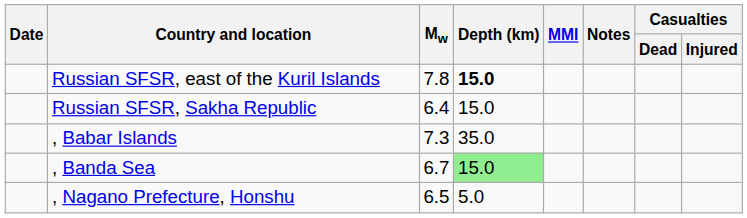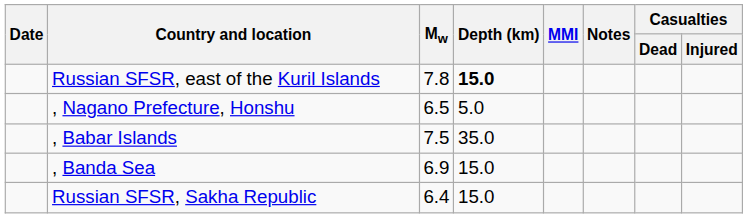rows swapped: (173, 197) <-> (184, 108)
(436, 138) 7.3 -> (436, 138) 7.5
(436, 167) 6.7 -> (436, 167) 6.9
(476, 167) lightgreen background -> (476, 167) no background
